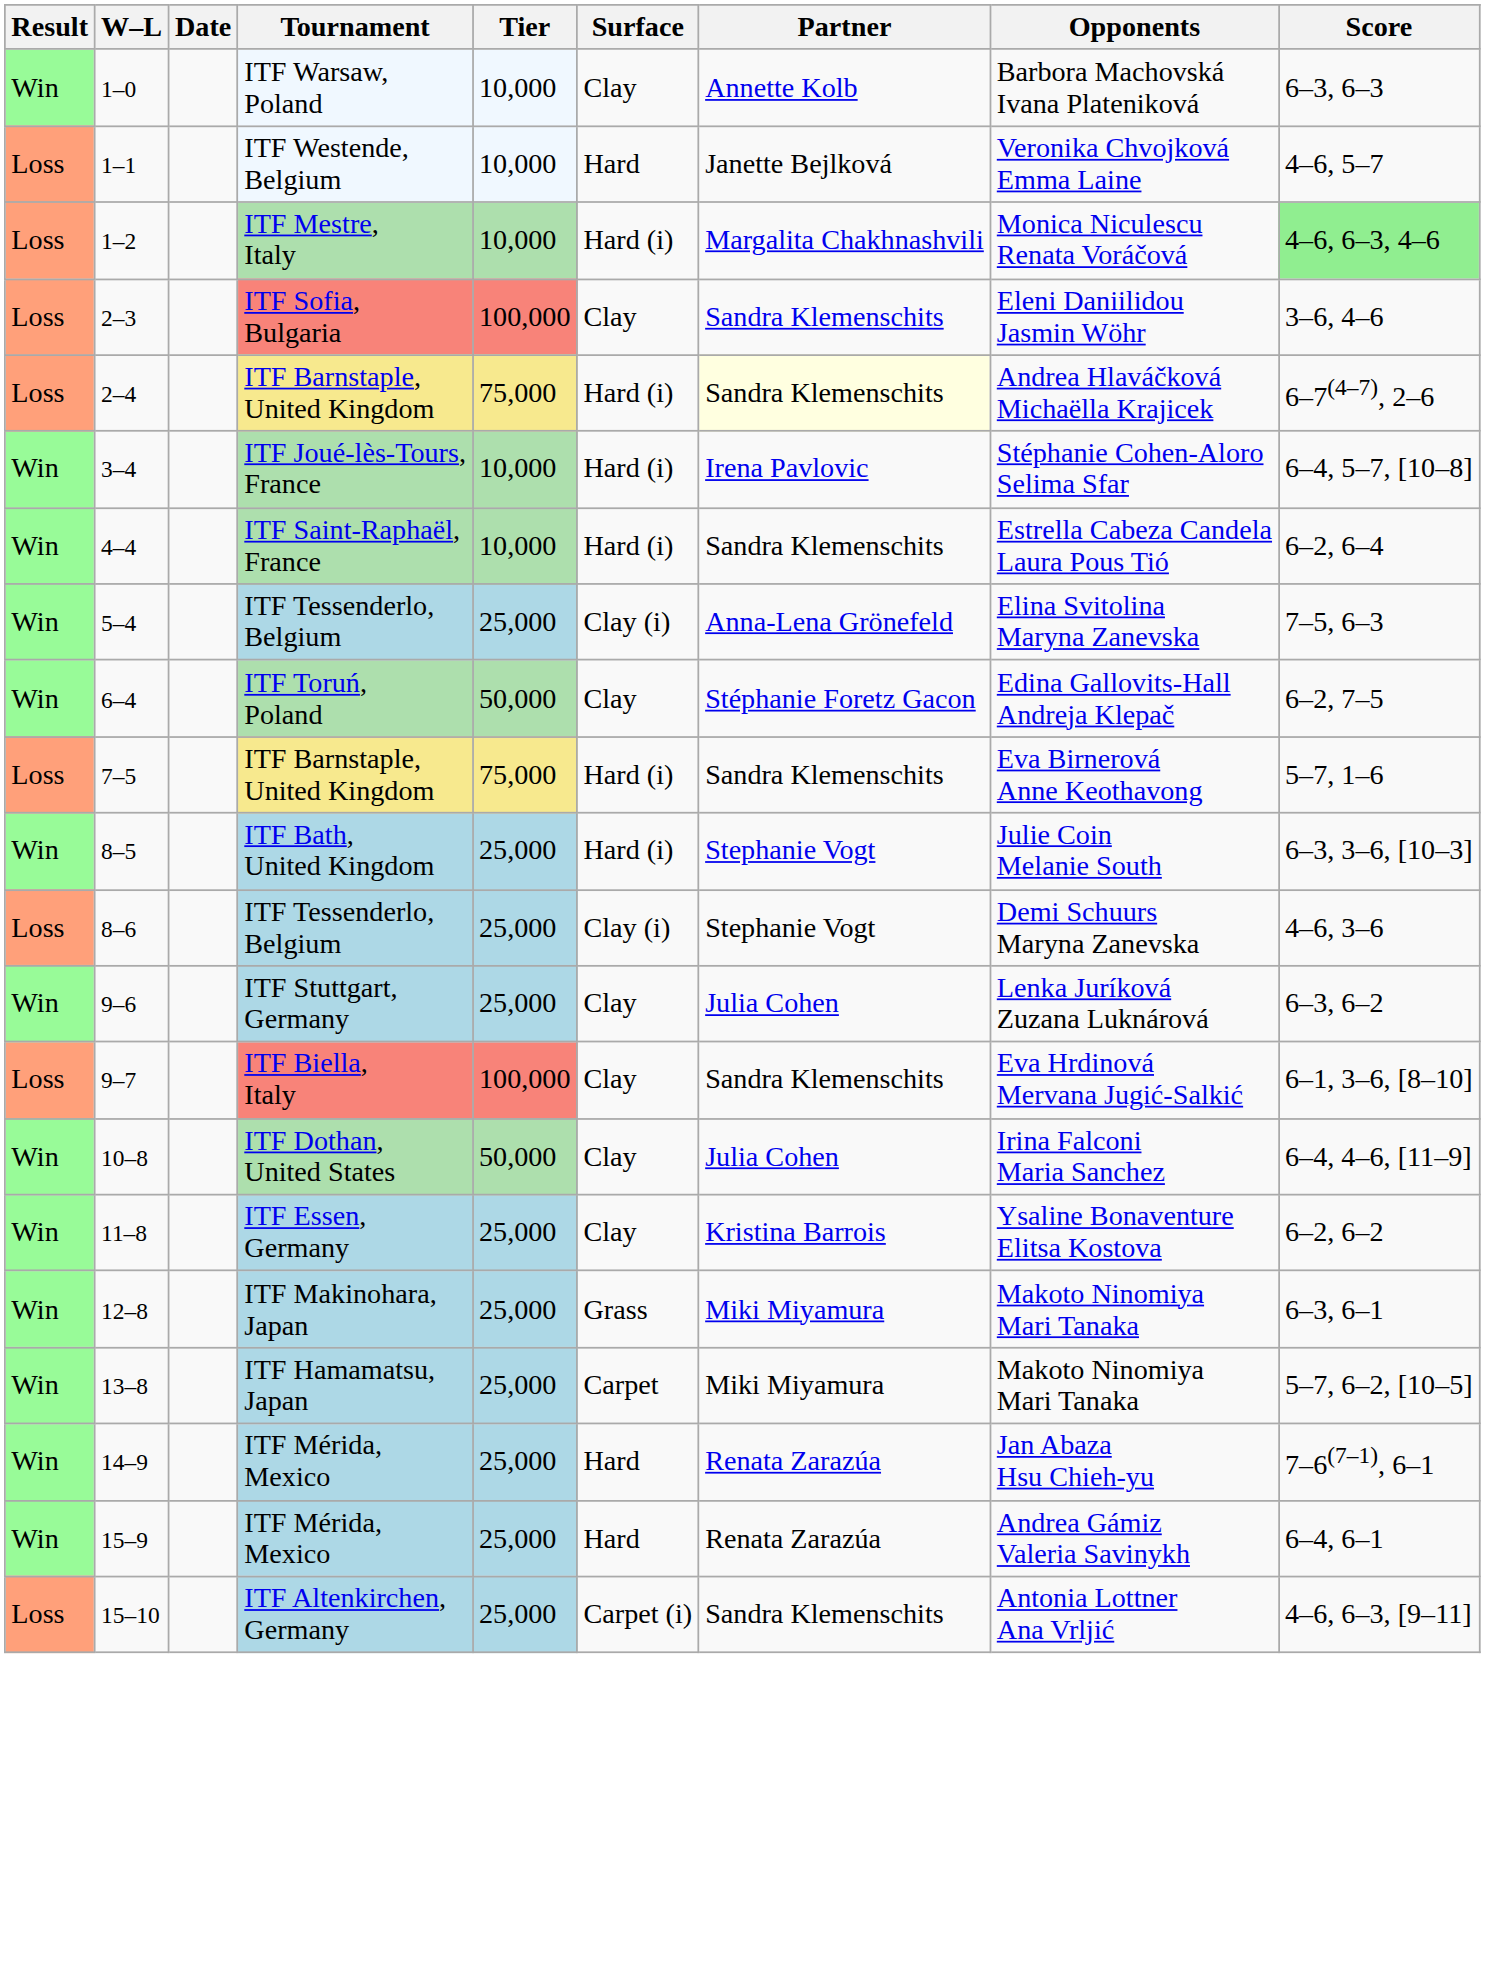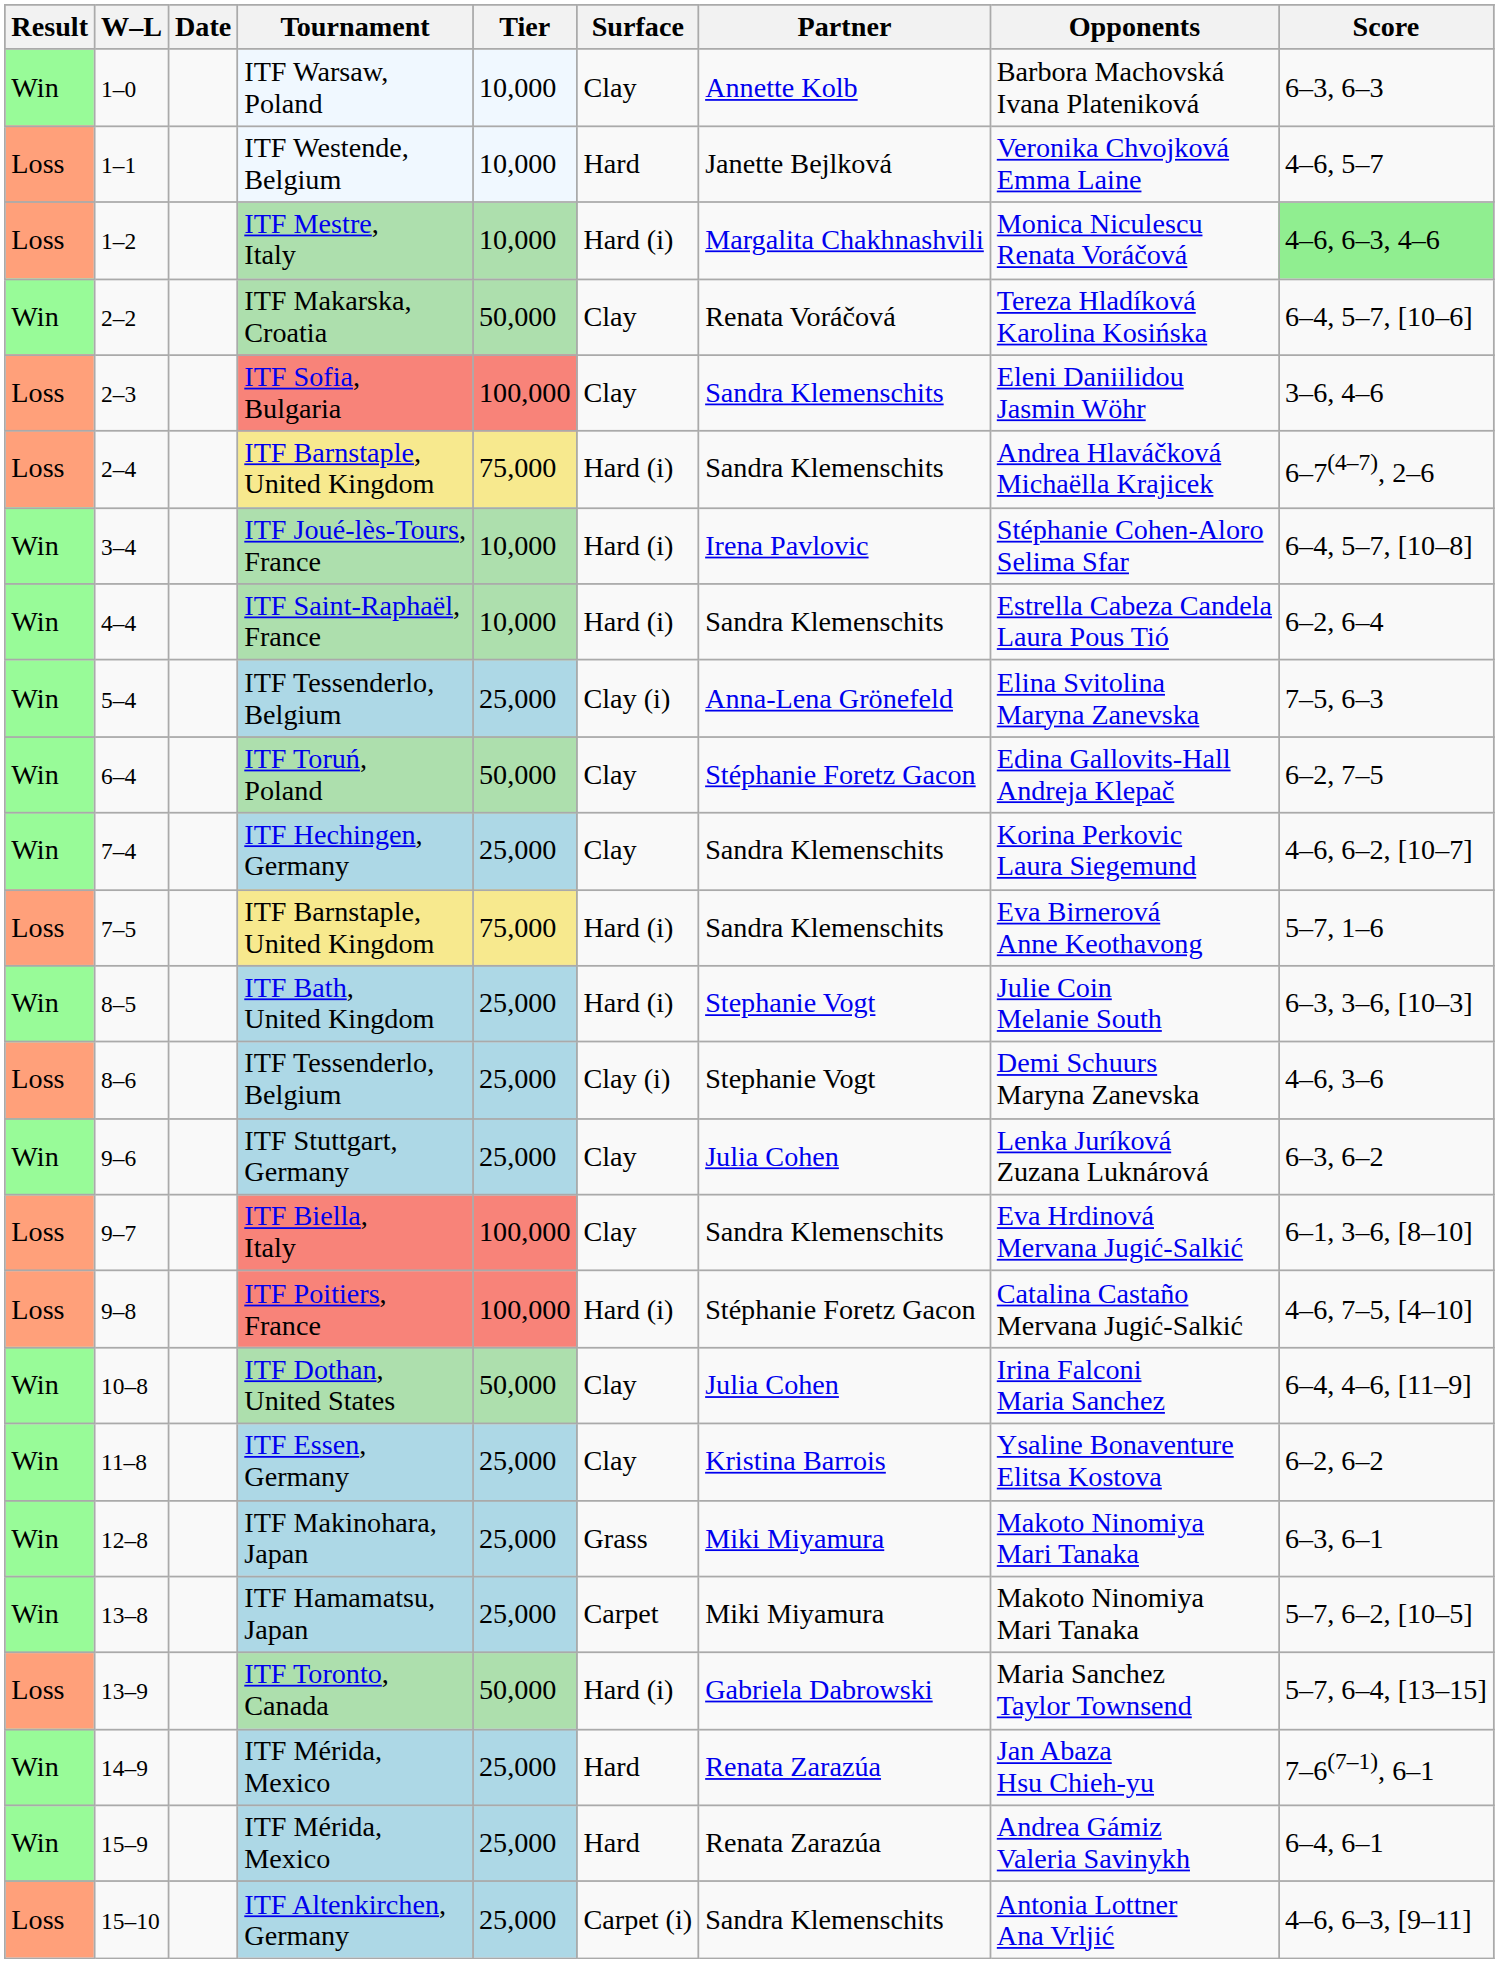+ row: (119, 318)
(824, 392) lightyellow background -> (824, 469) no background
+ row: (119, 852)
+ row: (119, 1310)
+ row: (124, 1692)
